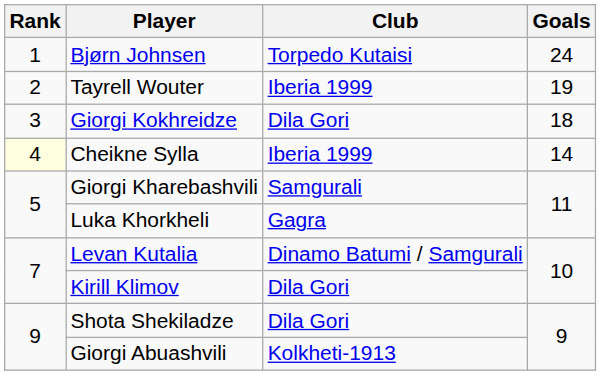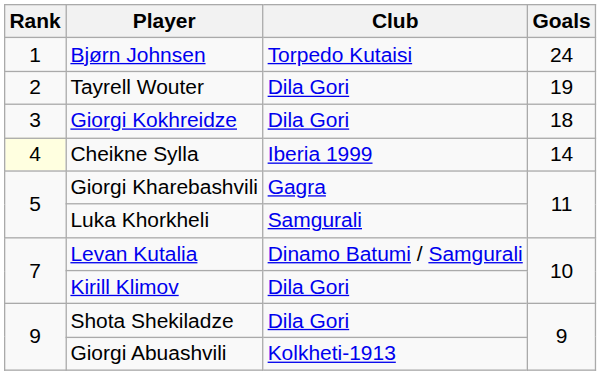(320, 87) Iberia 1999 -> (308, 87) Dila Gori
(315, 187) Samgurali -> (297, 187) Gagra
(297, 220) Gagra -> (315, 220) Samgurali
